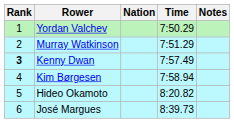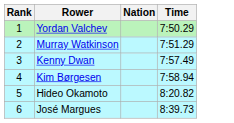- column: (213, 12)
(19, 61) bold -> (19, 61) normal
